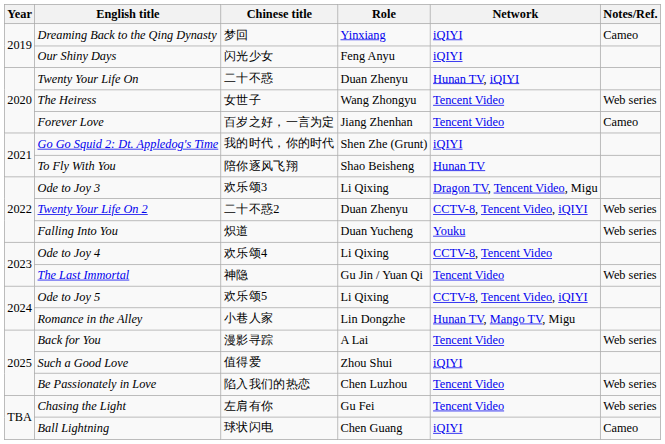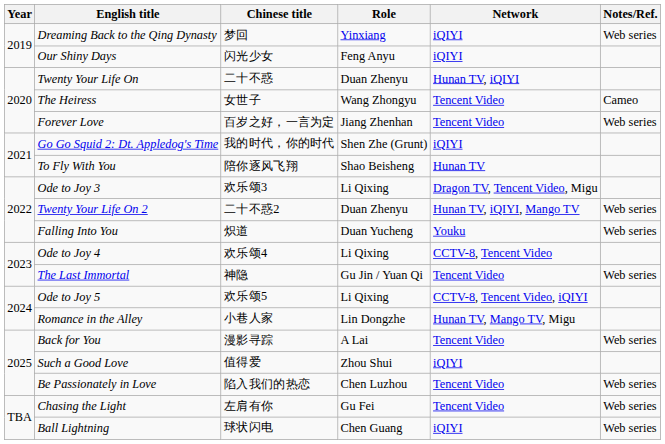(621, 34) Cameo -> (630, 34) Web series
(630, 100) Web series -> (621, 100) Cameo
(621, 122) Cameo -> (630, 122) Web series
(510, 209) CCTV-8, Tencent Video, iQIYI -> (506, 209) Hunan TV, iQIYI, Mango TV
(621, 428) Cameo -> (630, 428) Web series
